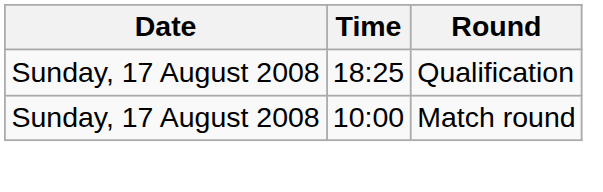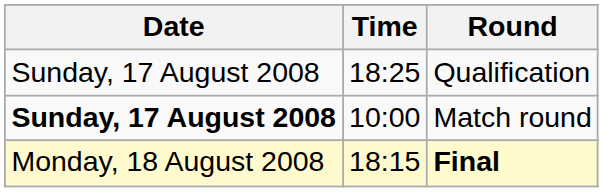(166, 117) normal -> (174, 117) bold
+ row: (467, 162)
